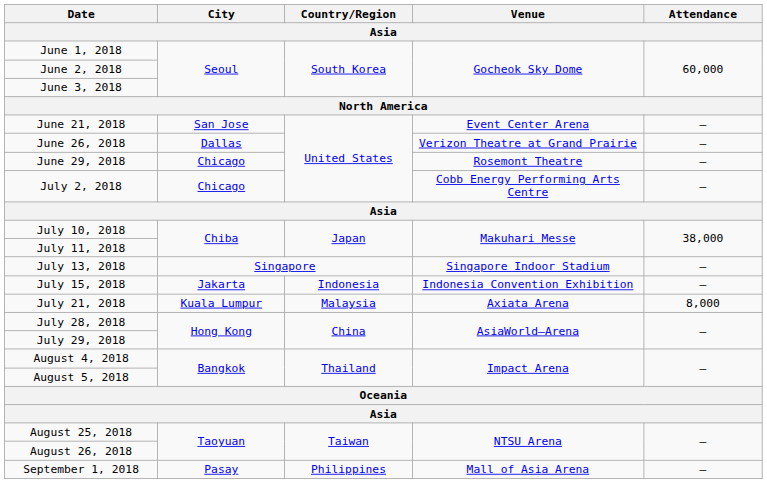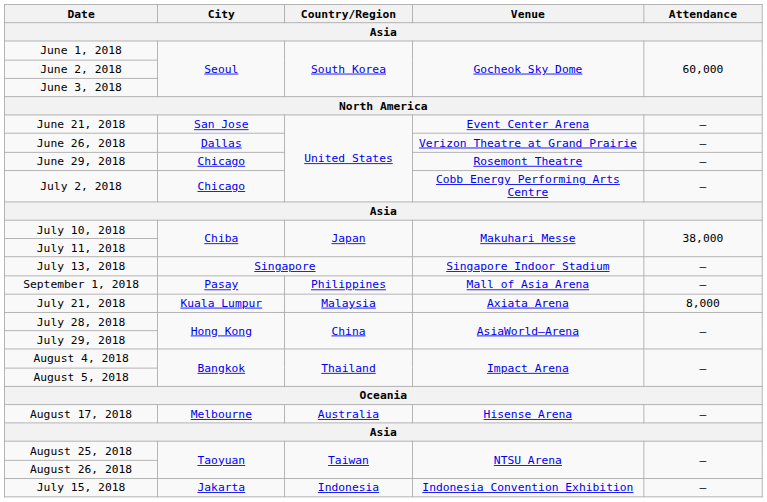rows swapped: (81, 285) <-> (81, 469)
+ row: (81, 414)
